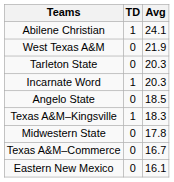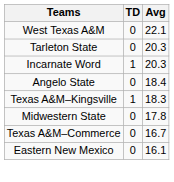- row: (64, 30)
(156, 47) 21.9 -> (156, 30) 22.1
(156, 99) 18.5 -> (156, 82) 18.4
